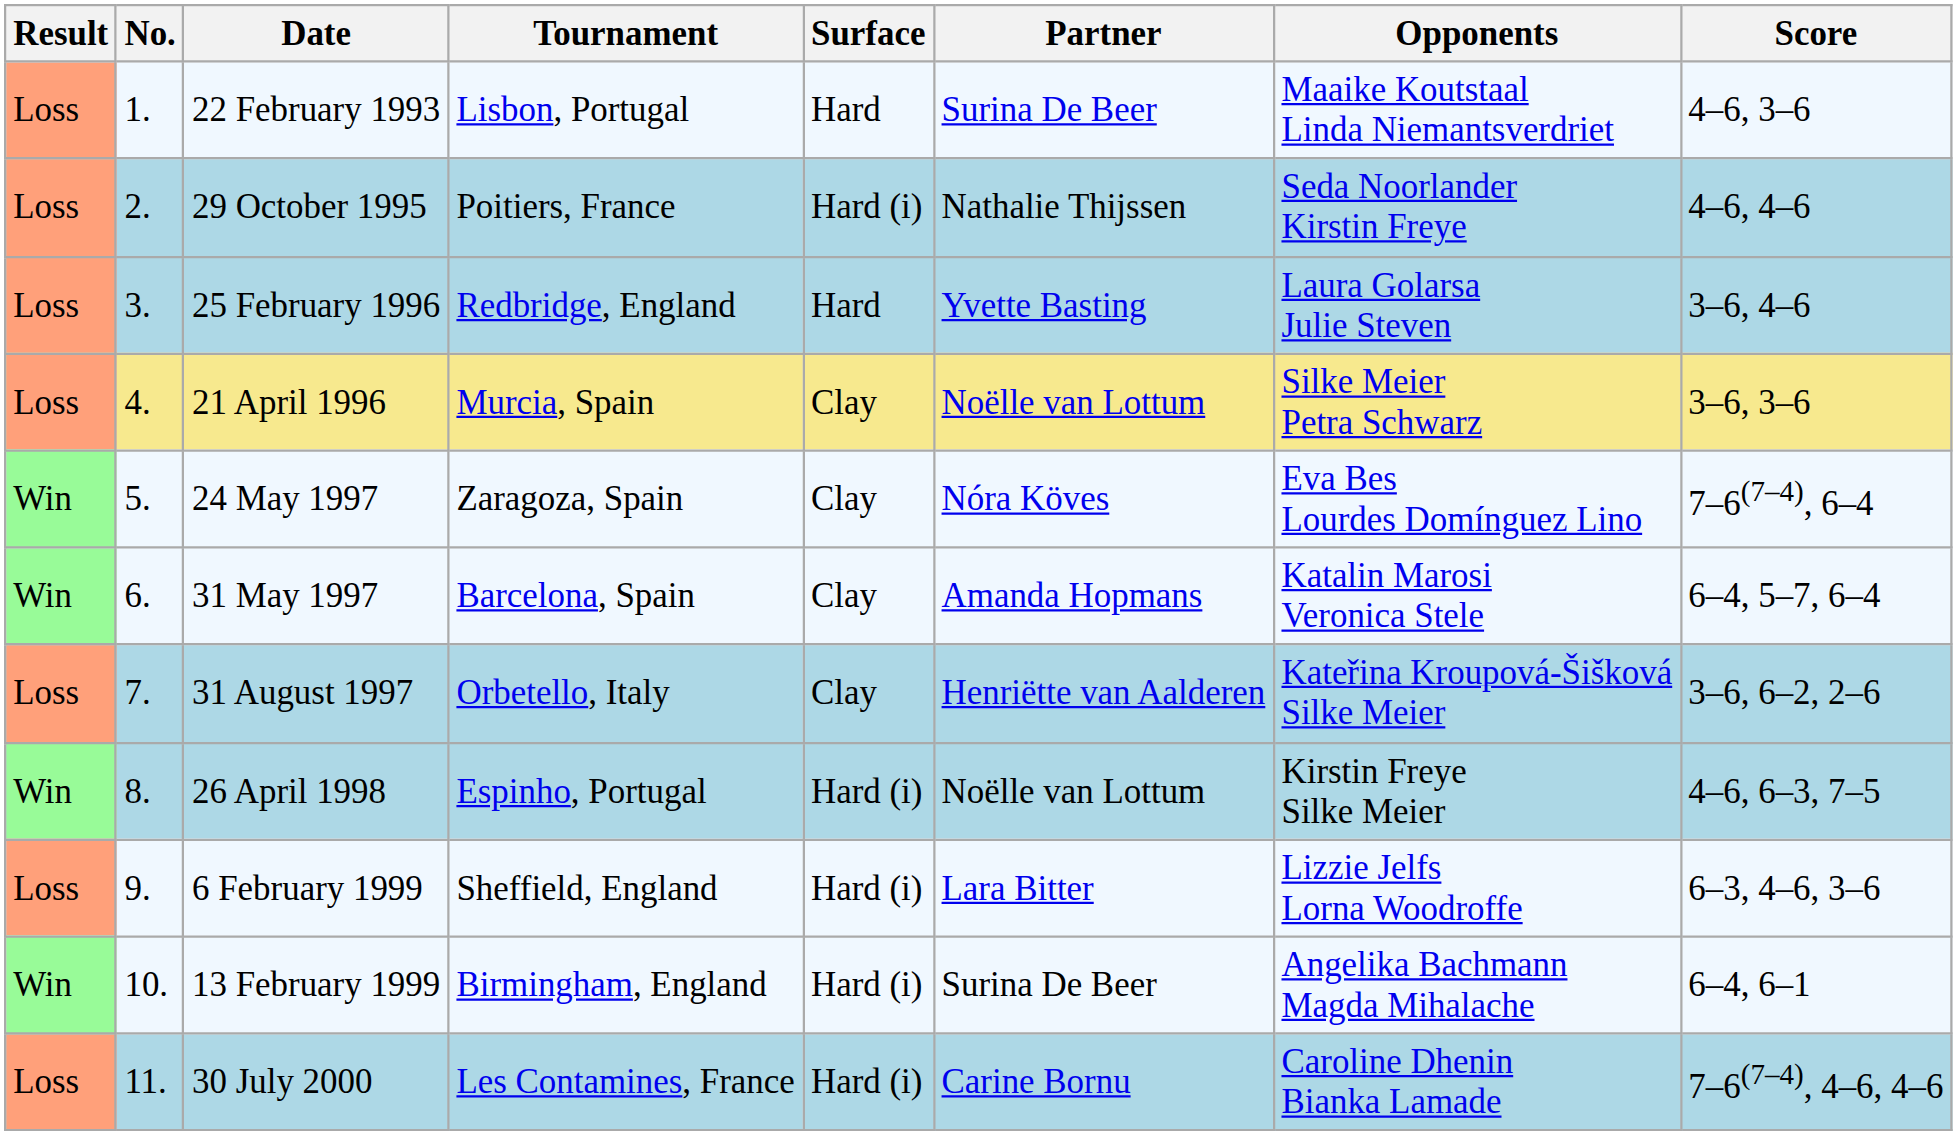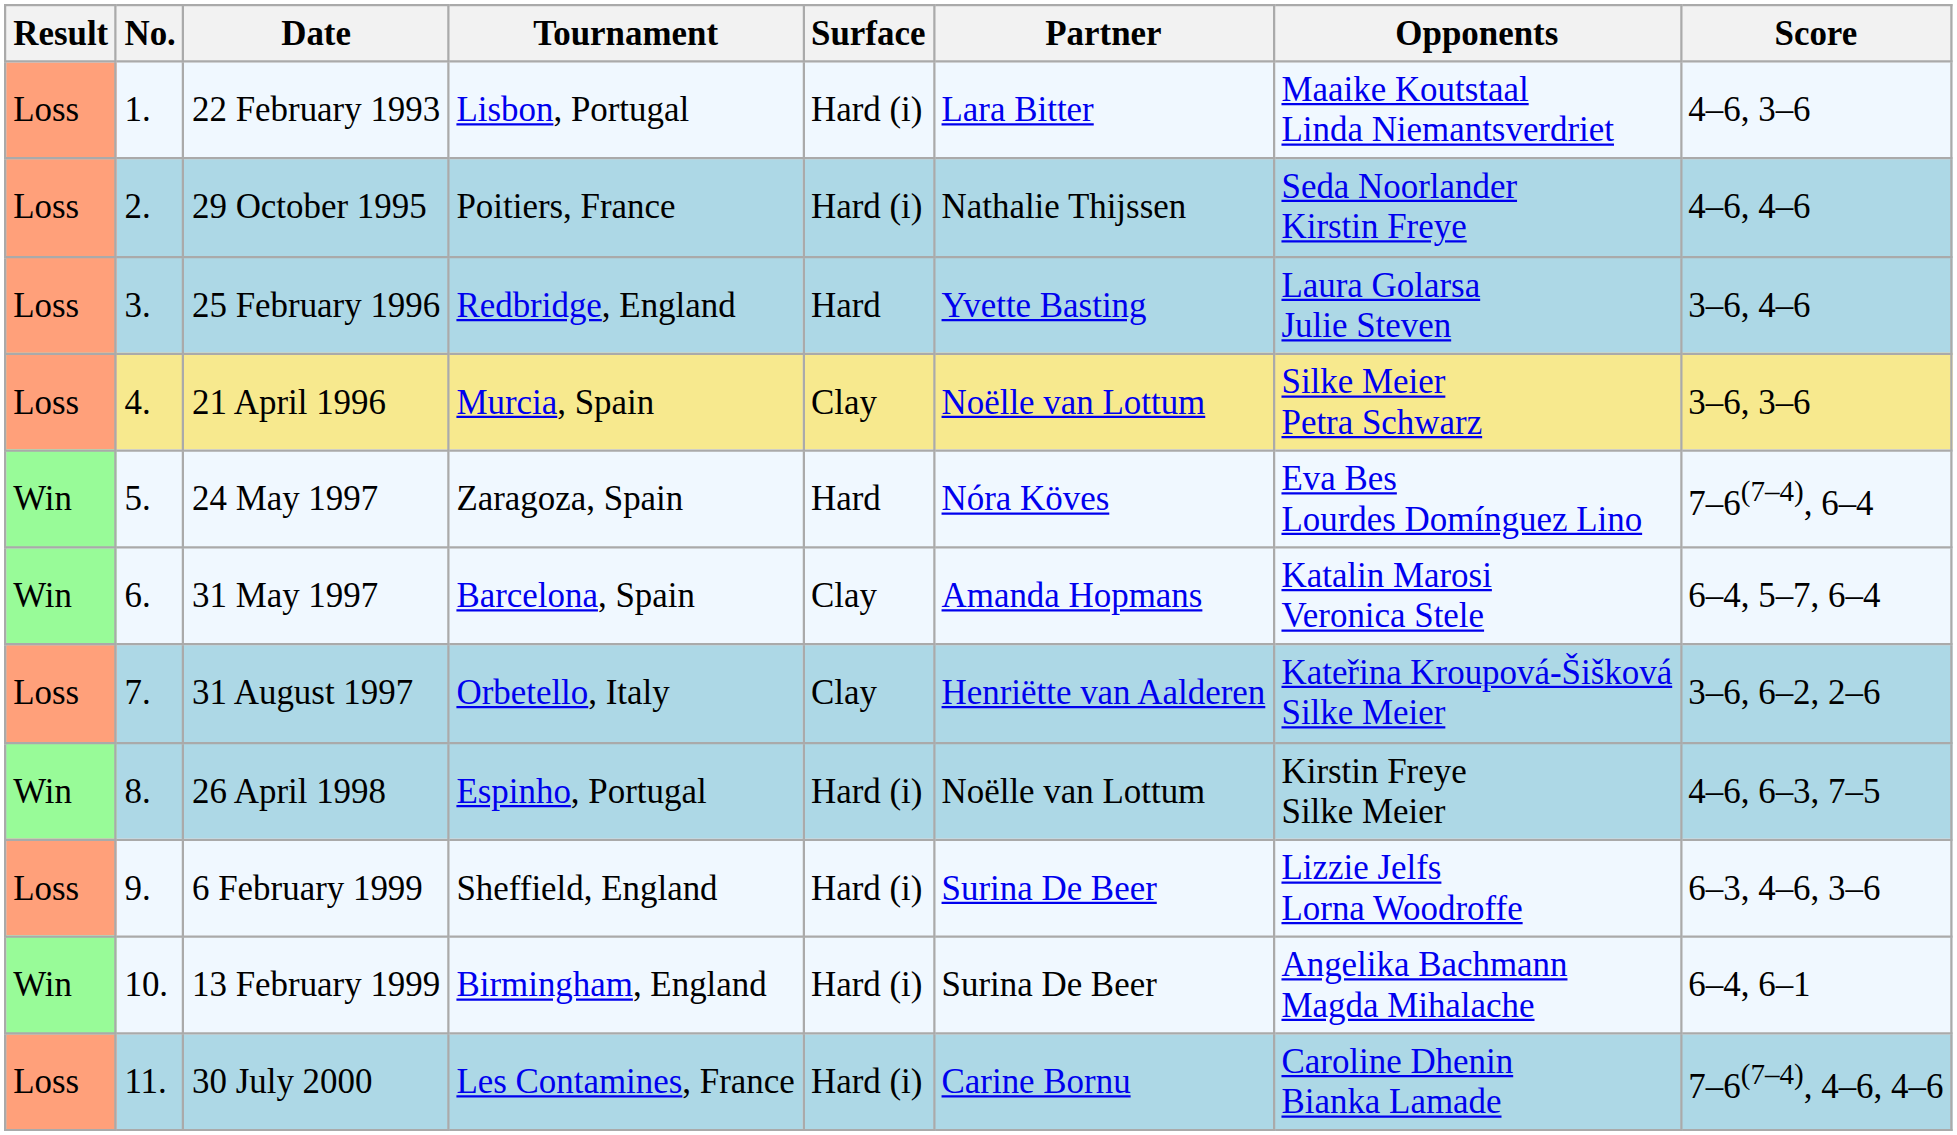(846, 109) Hard -> (867, 109) Hard (i)
(1049, 109) Surina De Beer -> (1018, 109) Lara Bitter
(844, 497) Clay -> (846, 497) Hard
(1018, 886) Lara Bitter -> (1049, 886) Surina De Beer
